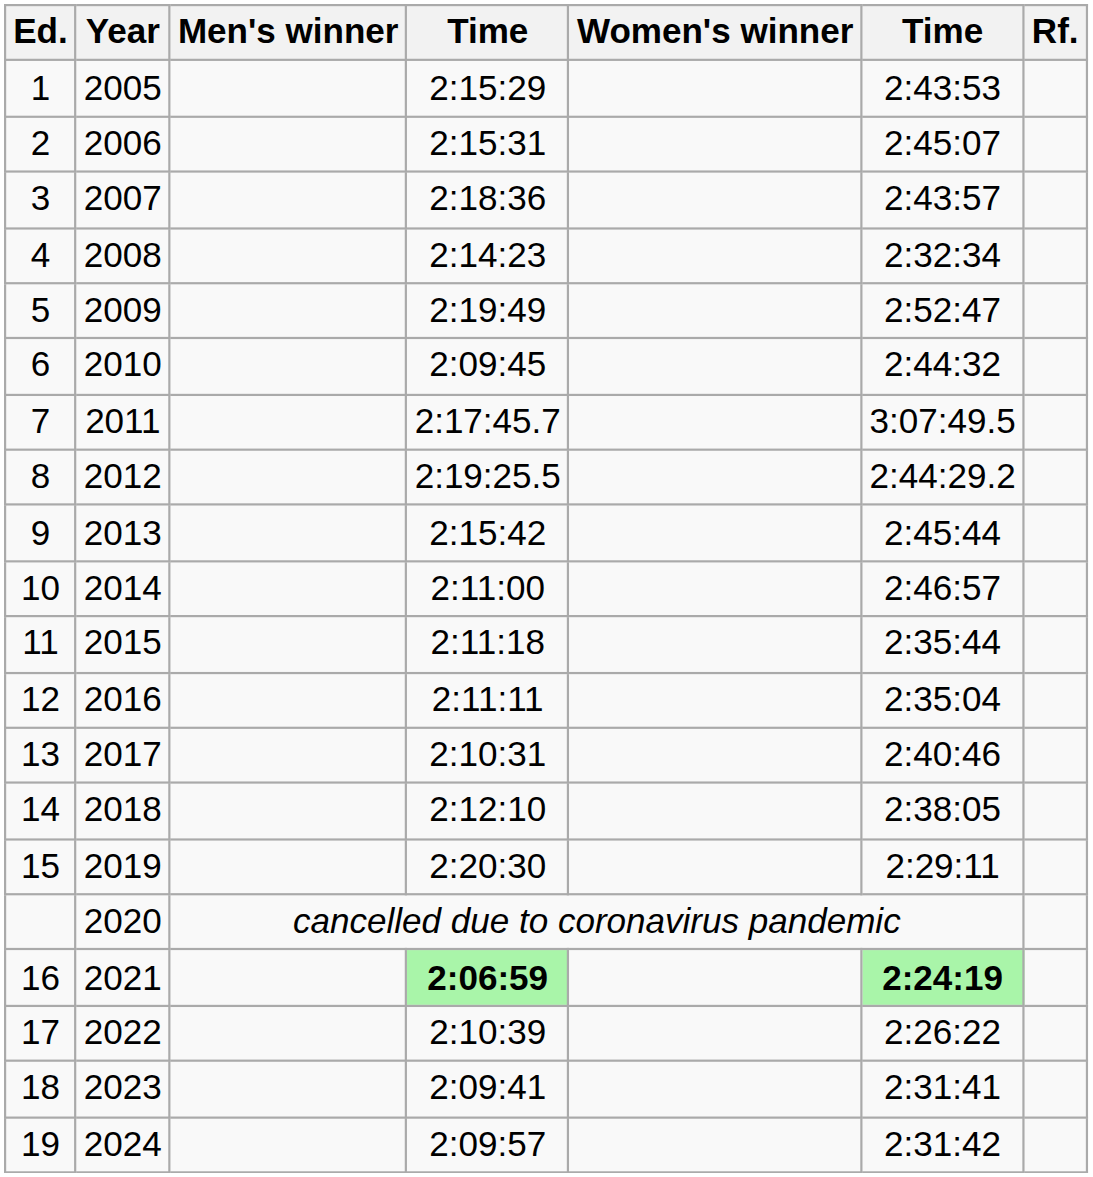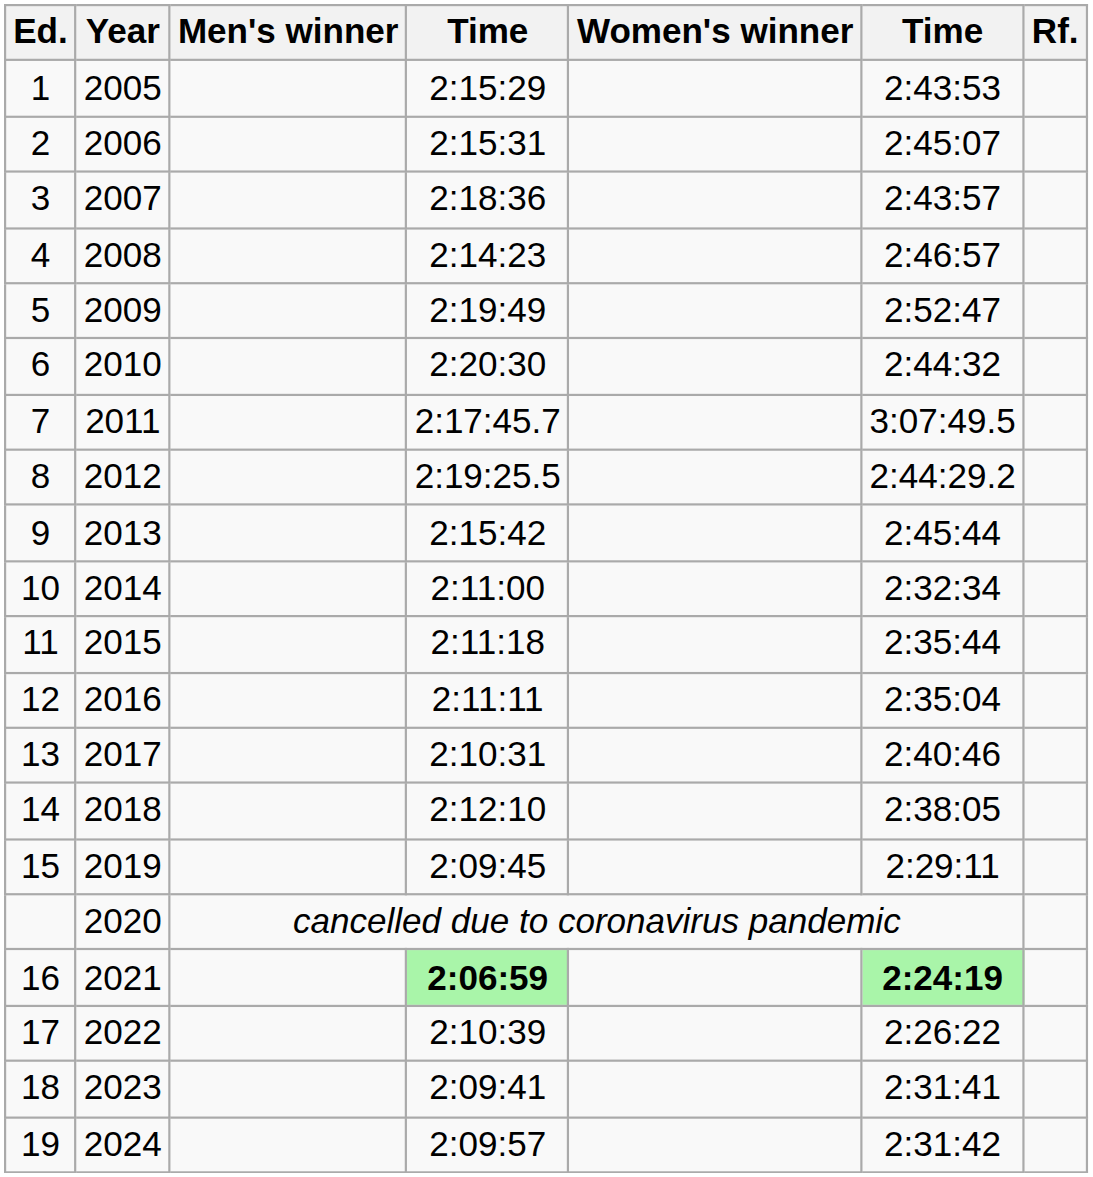(943, 254) 2:32:34 -> (943, 254) 2:46:57
(488, 365) 2:09:45 -> (488, 365) 2:20:30
(943, 587) 2:46:57 -> (943, 587) 2:32:34
(488, 865) 2:20:30 -> (488, 865) 2:09:45
